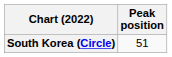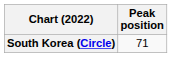(142, 43) 51 -> (142, 43) 71
